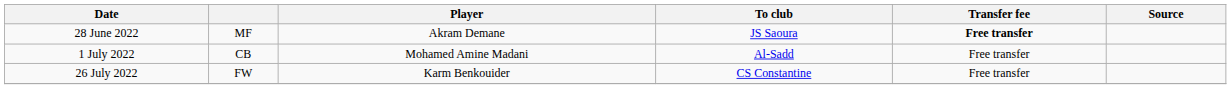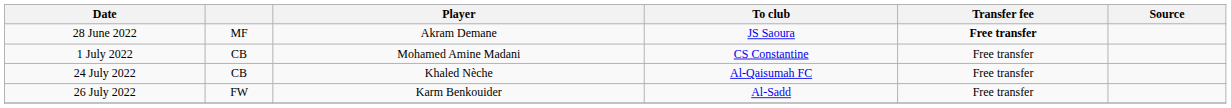(774, 53) Al-Sadd -> (771, 53) CS Constantine
+ row: (105, 73)
(774, 73) CS Constantine -> (771, 92) Al-Sadd
